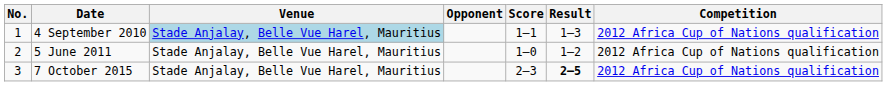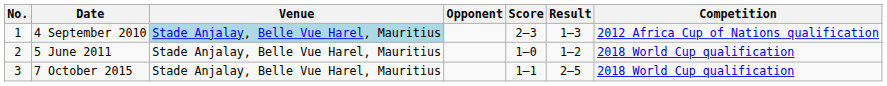(526, 33) 1–1 -> (526, 33) 2–3
(738, 52) 2012 Africa Cup of Nations qualification -> (696, 52) 2018 World Cup qualification
(526, 71) 2–3 -> (526, 71) 1–1
(570, 71) bold -> (570, 71) normal
(738, 71) 2012 Africa Cup of Nations qualification -> (696, 71) 2018 World Cup qualification
